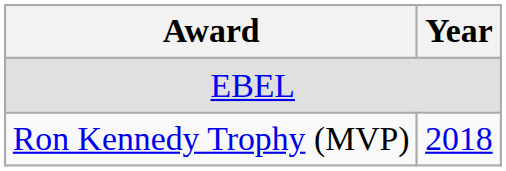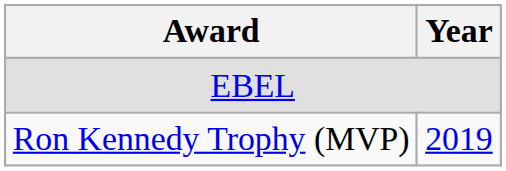(459, 138) 2018 -> (459, 138) 2019
